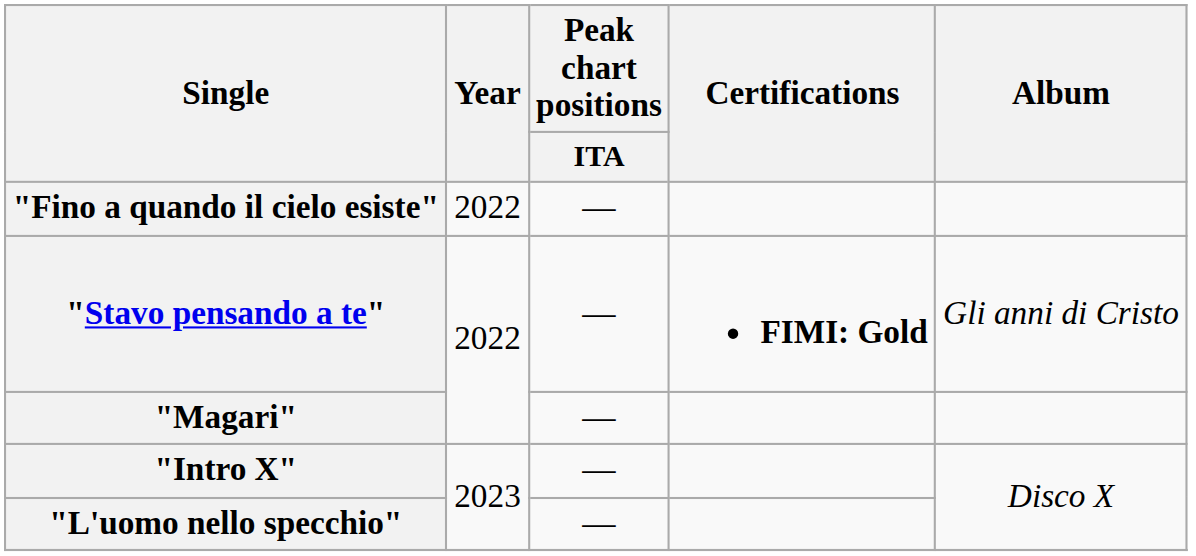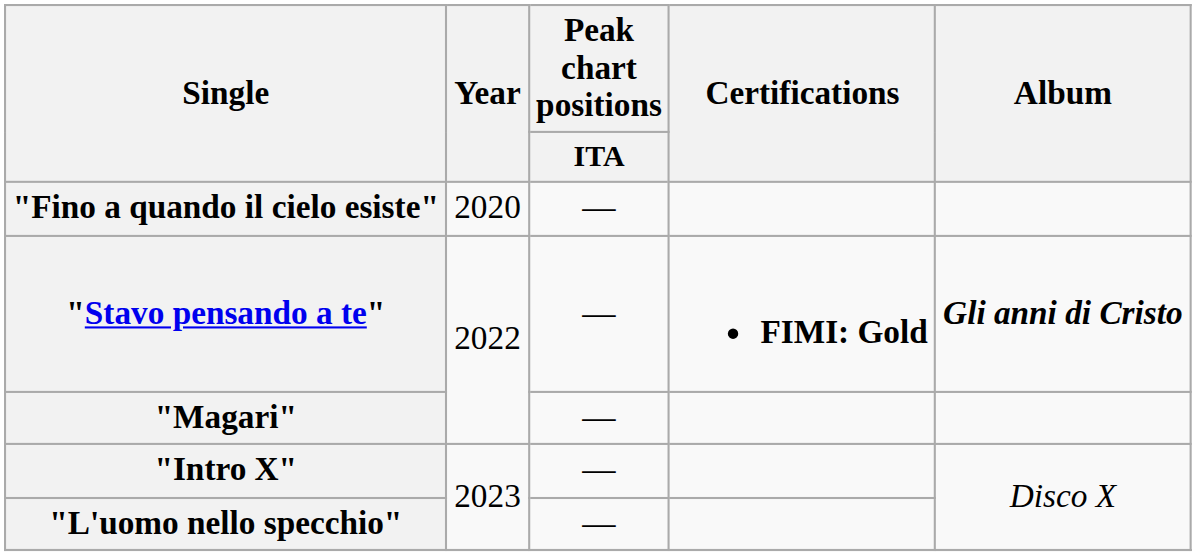(488, 207) 2022 -> (488, 207) 2020
(1061, 312) normal -> (1063, 312) bold
